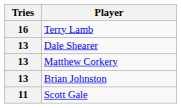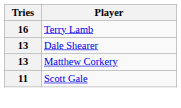- row: (75, 78)
